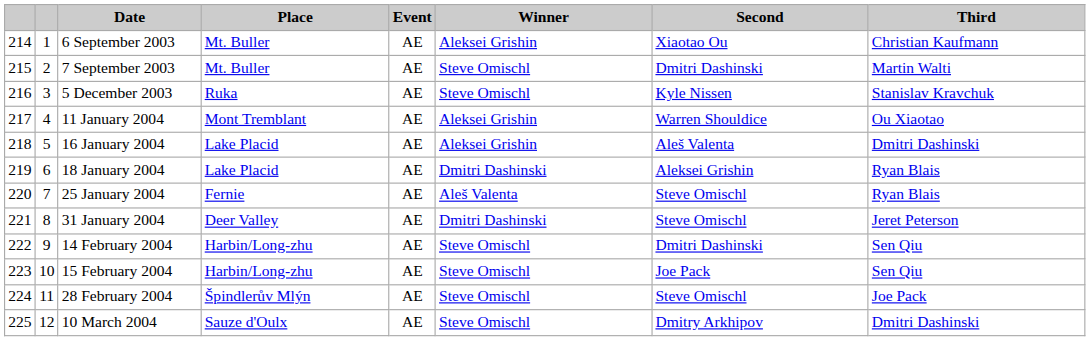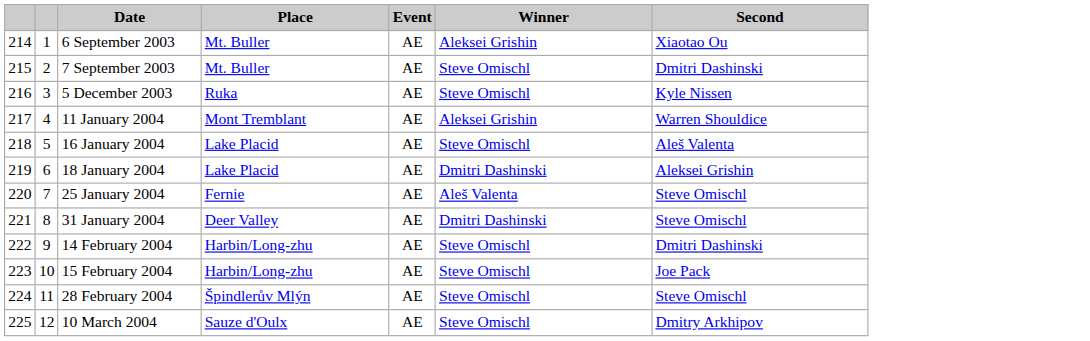- column: (976, 16)
(488, 144) Aleksei Grishin -> (485, 144) Steve Omischl
